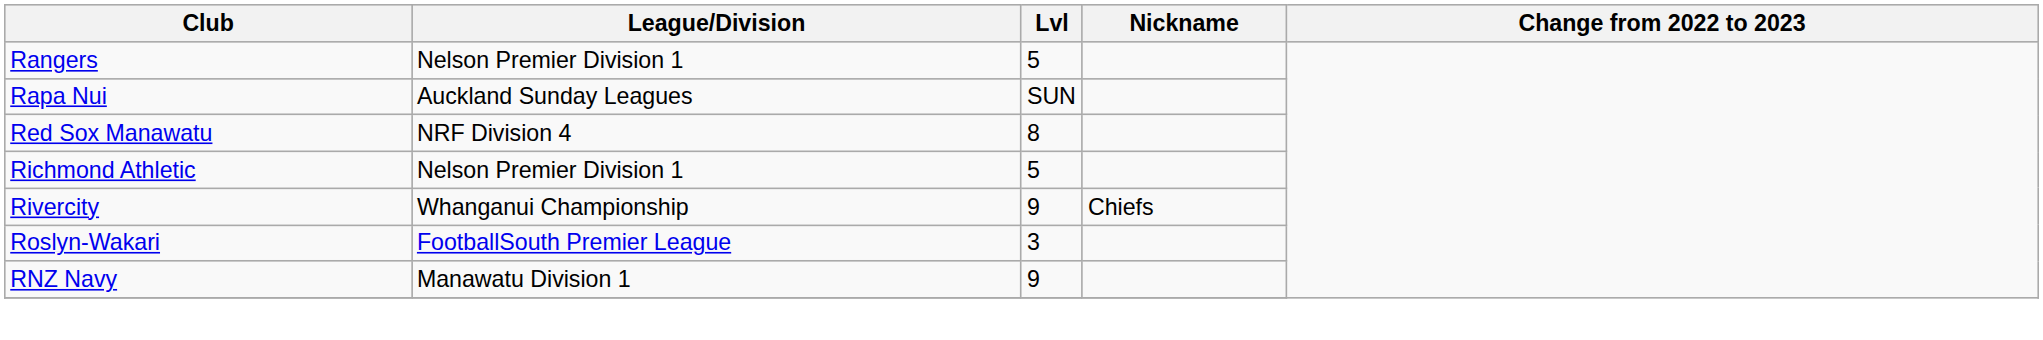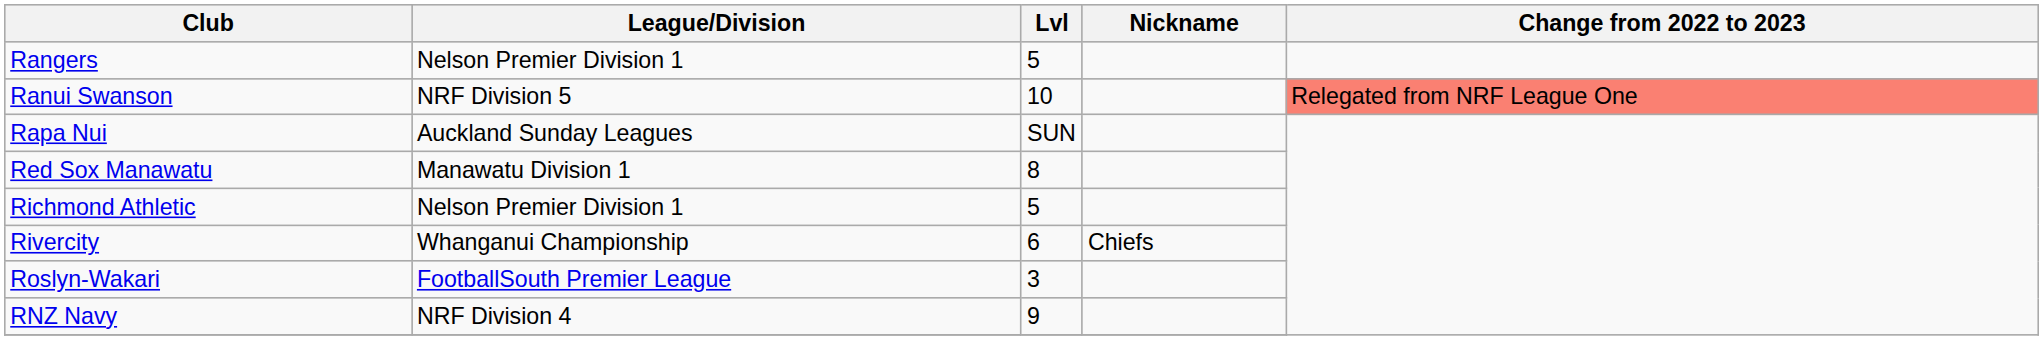+ row: (91, 97)
(494, 133) NRF Division 4 -> (524, 170) Manawatu Division 1
(1033, 207) 9 -> (1033, 243) 6
(524, 280) Manawatu Division 1 -> (494, 317) NRF Division 4
